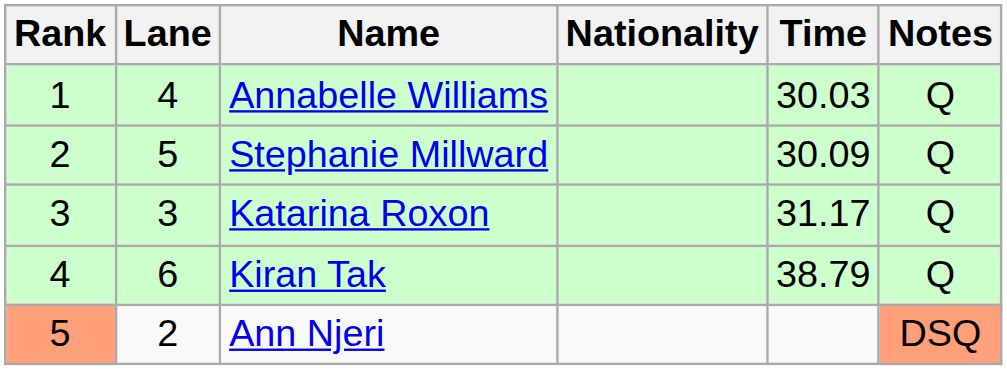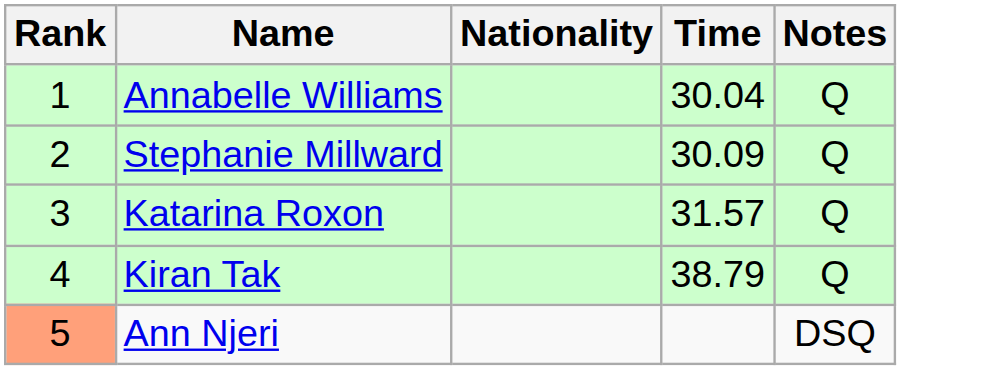- column: (168, 34)
(823, 94) 30.03 -> (718, 94) 30.04
(823, 214) 31.17 -> (718, 214) 31.57
(940, 333) lightsalmon background -> (835, 333) no background
